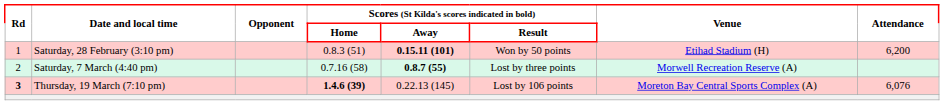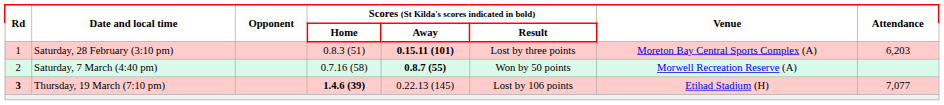(533, 51) Won by 50 points -> (533, 51) Lost by three points
(727, 50) Etihad Stadium (H) -> (727, 50) Moreton Bay Central Sports Complex (A)
(898, 50) 6,200 -> (898, 50) 6,203
(533, 68) Lost by three points -> (533, 68) Won by 50 points
(727, 86) Moreton Bay Central Sports Complex (A) -> (727, 86) Etihad Stadium (H)
(898, 86) 6,076 -> (898, 86) 7,077
